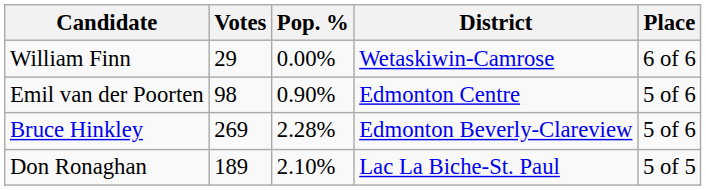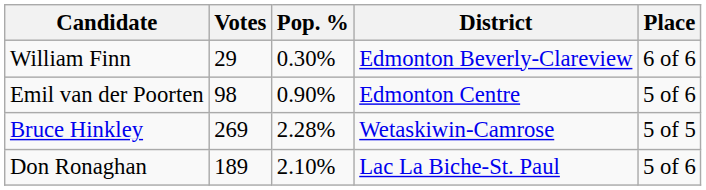(306, 58) 0.00% -> (306, 58) 0.30%
(457, 58) Wetaskiwin-Camrose -> (496, 58) Edmonton Beverly-Clareview
(496, 130) Edmonton Beverly-Clareview -> (457, 130) Wetaskiwin-Camrose
(669, 130) 5 of 6 -> (669, 130) 5 of 5
(669, 166) 5 of 5 -> (669, 166) 5 of 6
